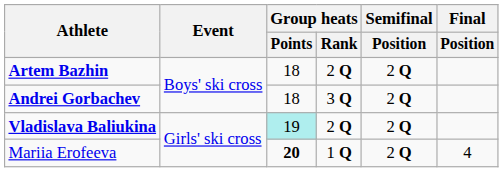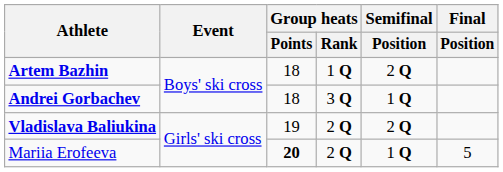(339, 71) 2 Q -> (339, 71) 1 Q
(399, 99) 2 Q -> (399, 99) 1 Q
(291, 126) paleturquoise background -> (291, 126) no background
(339, 153) 1 Q -> (339, 153) 2 Q
(399, 153) 2 Q -> (399, 153) 1 Q
(467, 153) 4 -> (467, 153) 5
